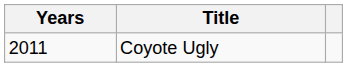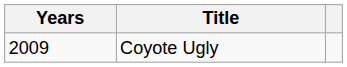(28, 47) 2011 -> (29, 47) 2009
